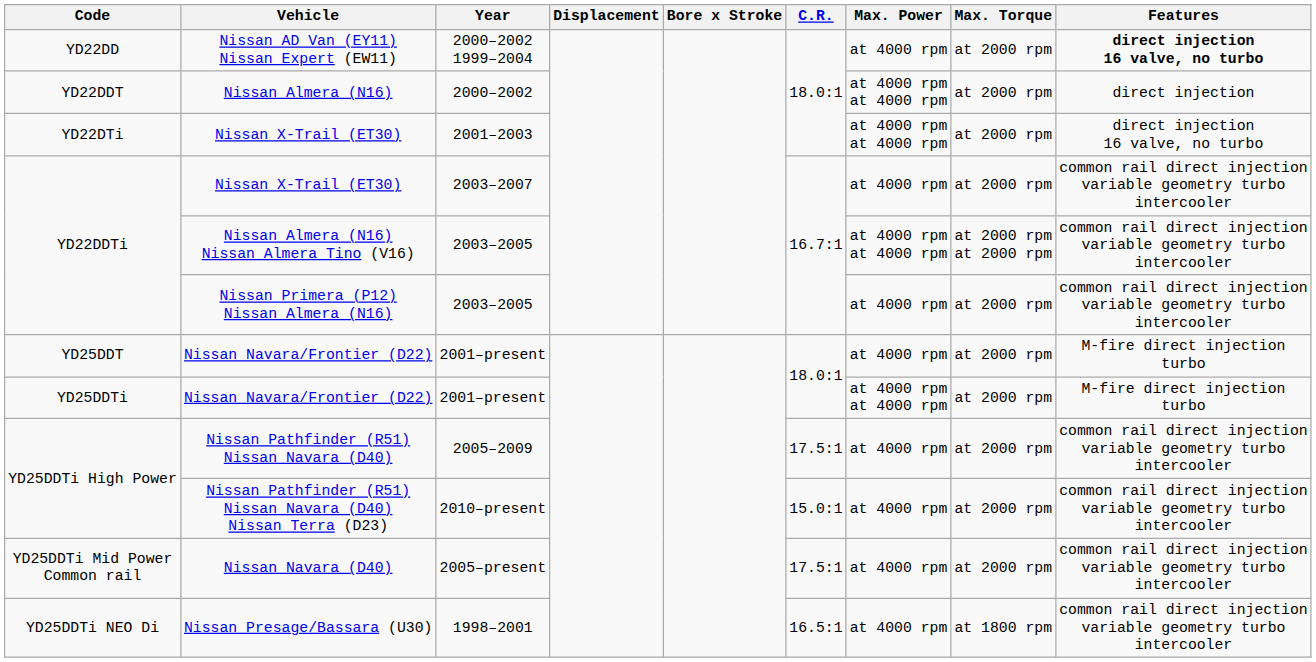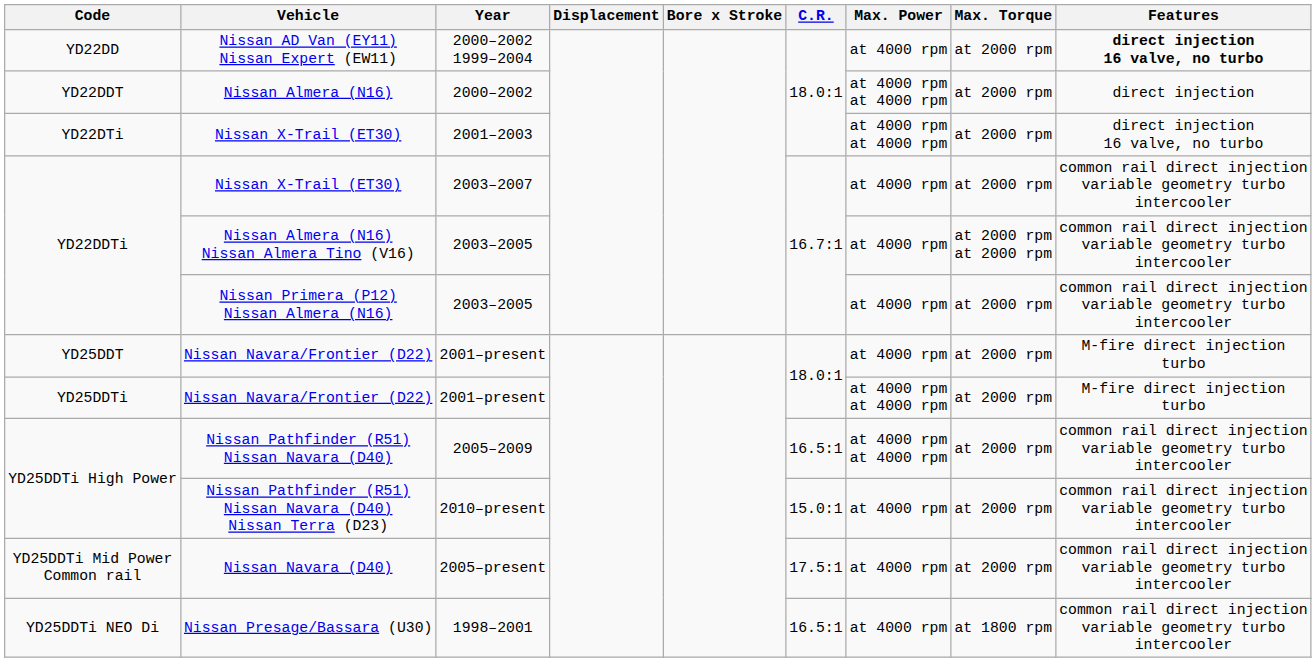(899, 245) at 4000 rpm at 4000 rpm -> (899, 245) at 4000 rpm
(816, 449) 17.5:1 -> (816, 449) 16.5:1
(899, 449) at 4000 rpm -> (899, 449) at 4000 rpm at 4000 rpm
